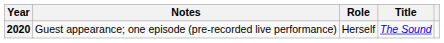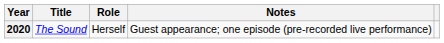columns swapped: (406, 12) <-> (186, 12)
